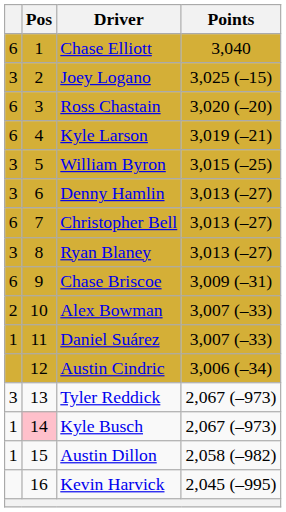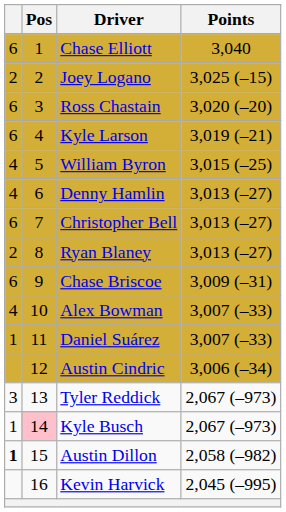(13, 77) 3 -> (13, 77) 2
(13, 164) 3 -> (13, 164) 4
(13, 193) 3 -> (13, 193) 4
(13, 251) 3 -> (13, 251) 2
(13, 309) 2 -> (13, 309) 4
(13, 455) normal -> (13, 455) bold
